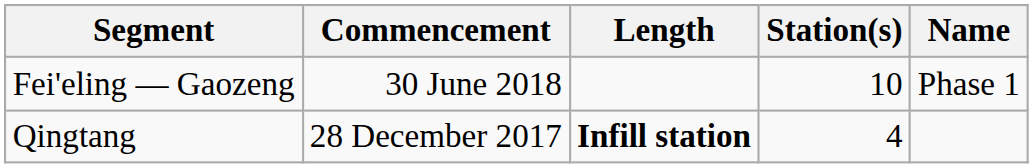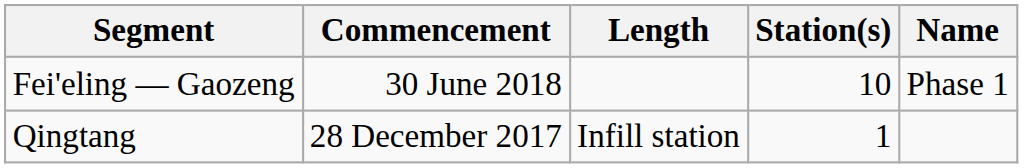(664, 135) bold -> (659, 135) normal
(894, 135) 4 -> (883, 135) 1
